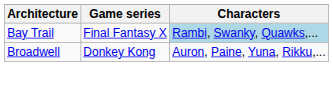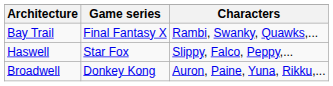(245, 33) lightblue background -> (245, 33) no background
+ row: (28, 52)
